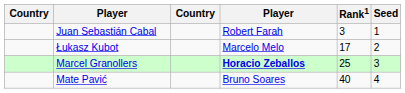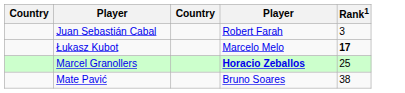- column: (386, 13)
(345, 47) normal -> (345, 47) bold
(345, 80) 40 -> (345, 80) 38
